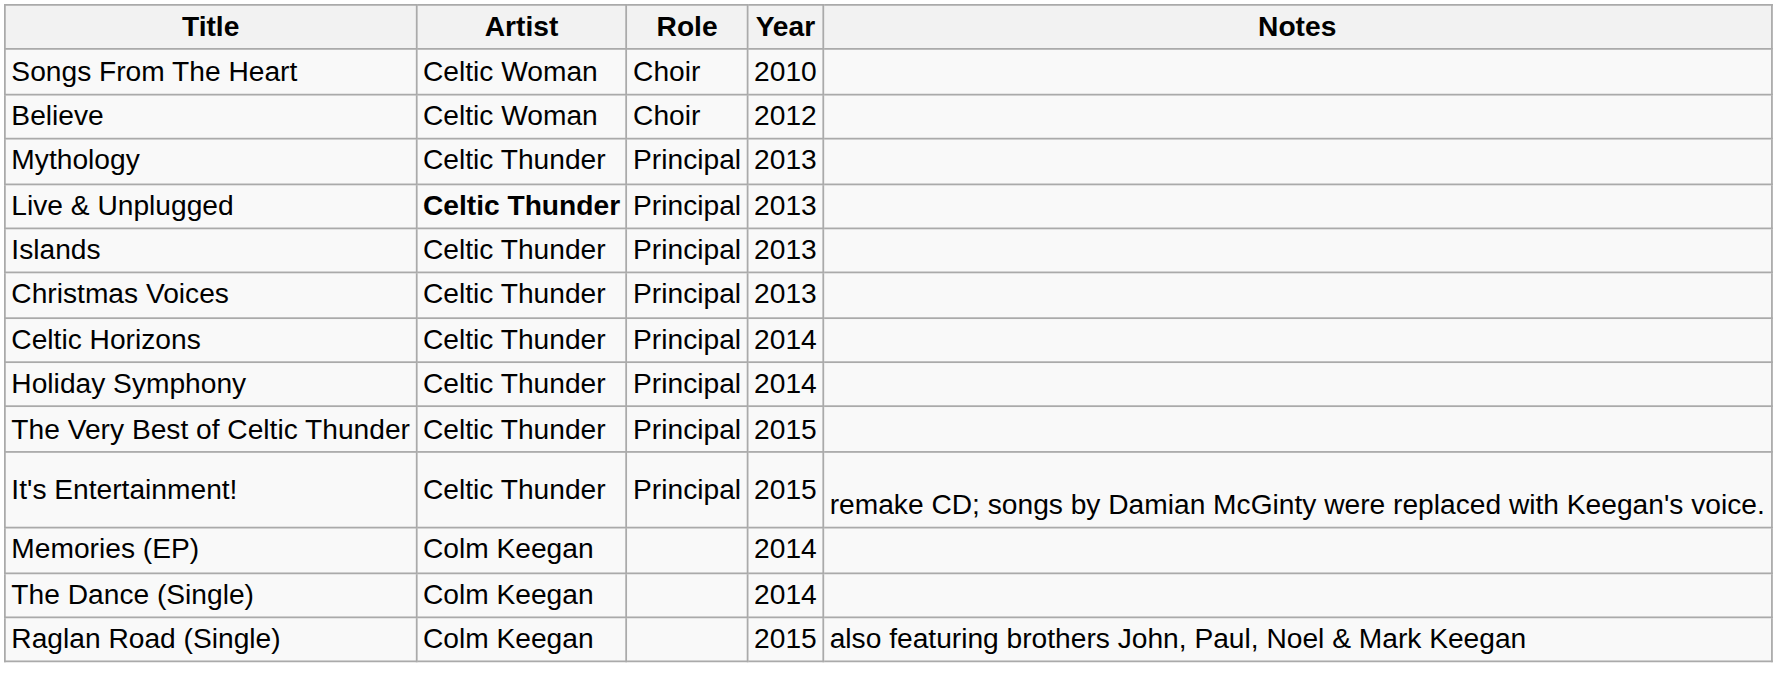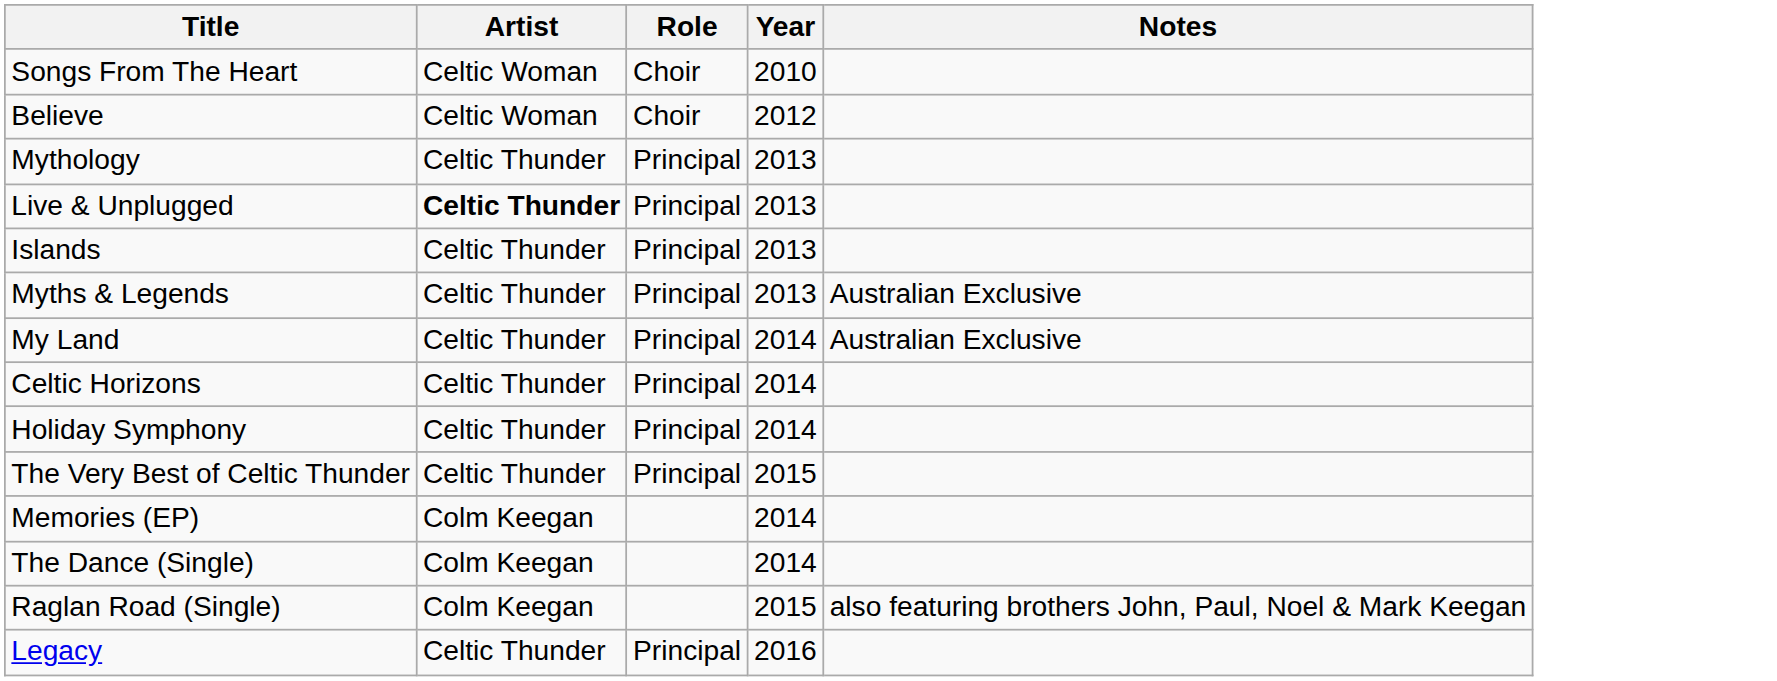+ row: (120, 294)
- row: (120, 294)
+ row: (65, 339)
- row: (124, 489)
+ row: (57, 652)
